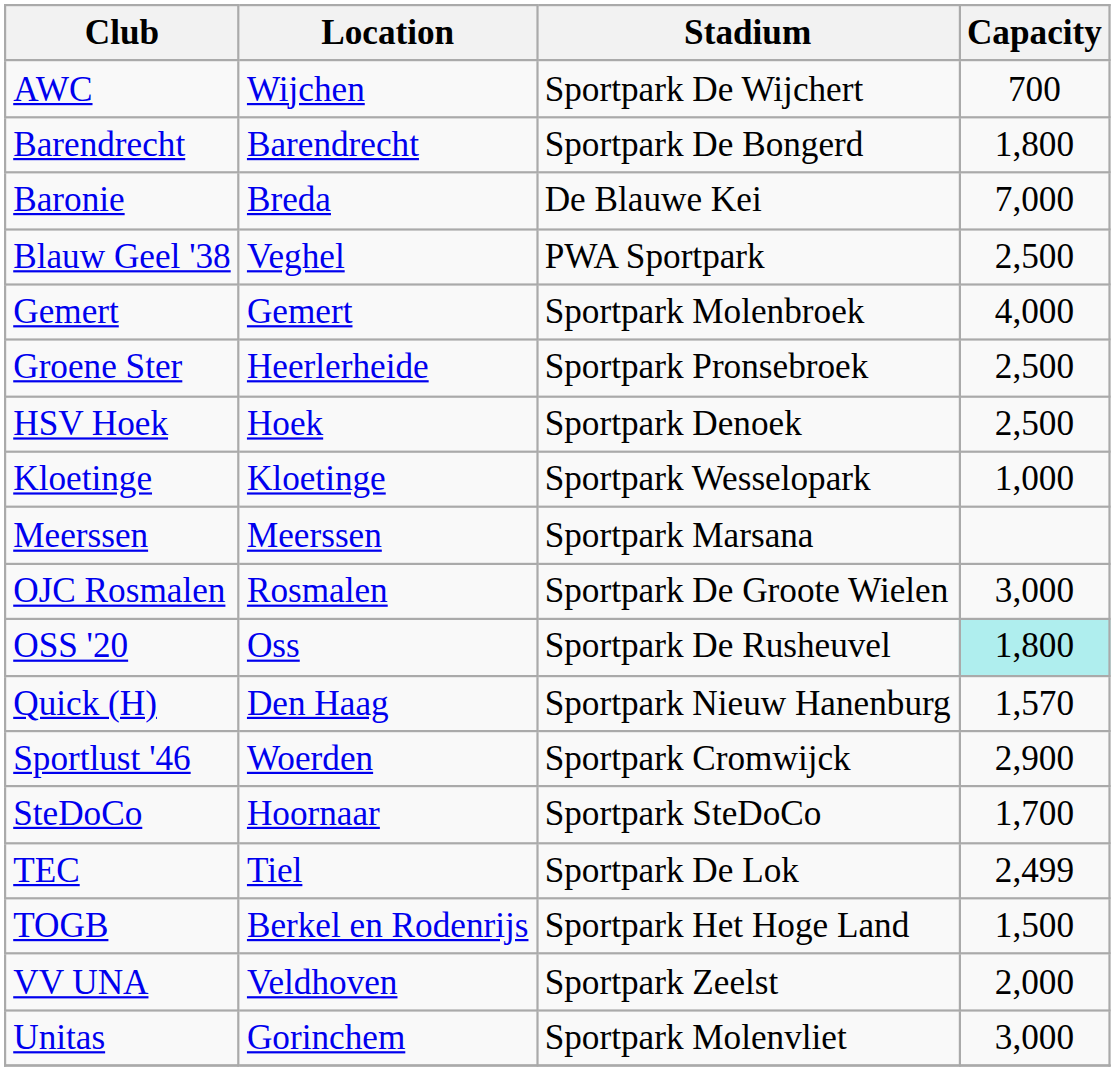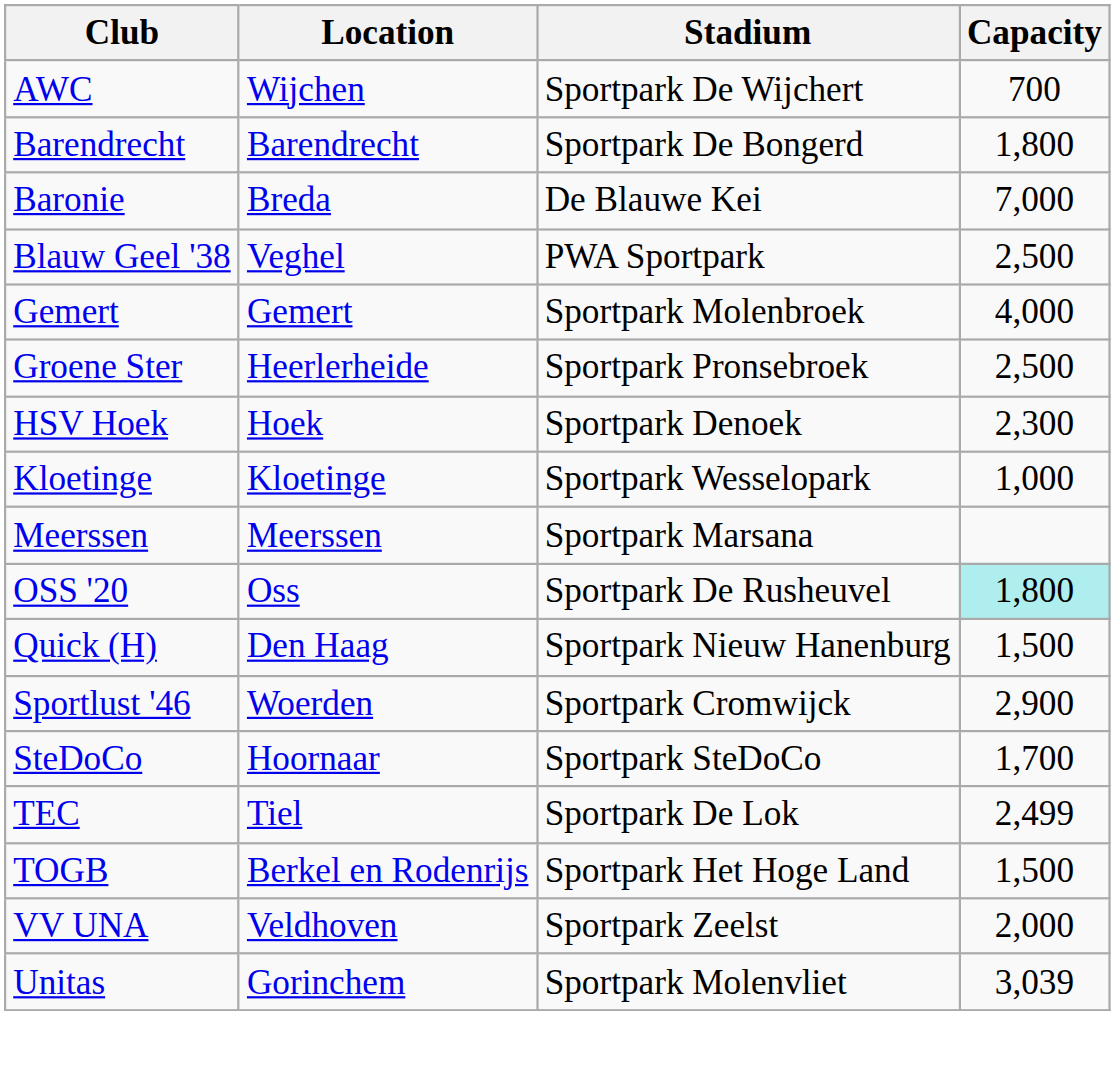(1034, 423) 2,500 -> (1034, 423) 2,300
- row: (119, 590)
(1034, 702) 1,570 -> (1034, 646) 1,500
(1034, 1037) 3,000 -> (1034, 981) 3,039
